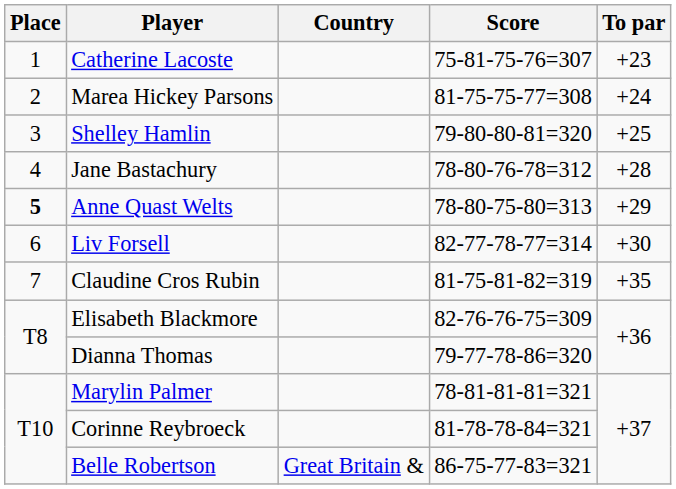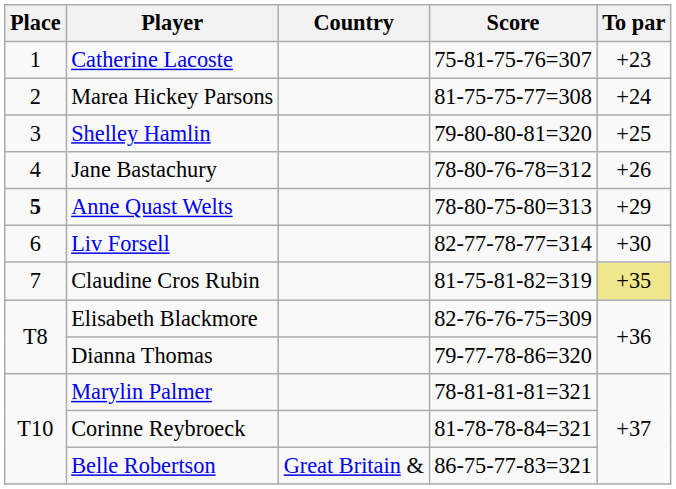(634, 170) +28 -> (634, 170) +26
(634, 281) no background -> (634, 281) khaki background
